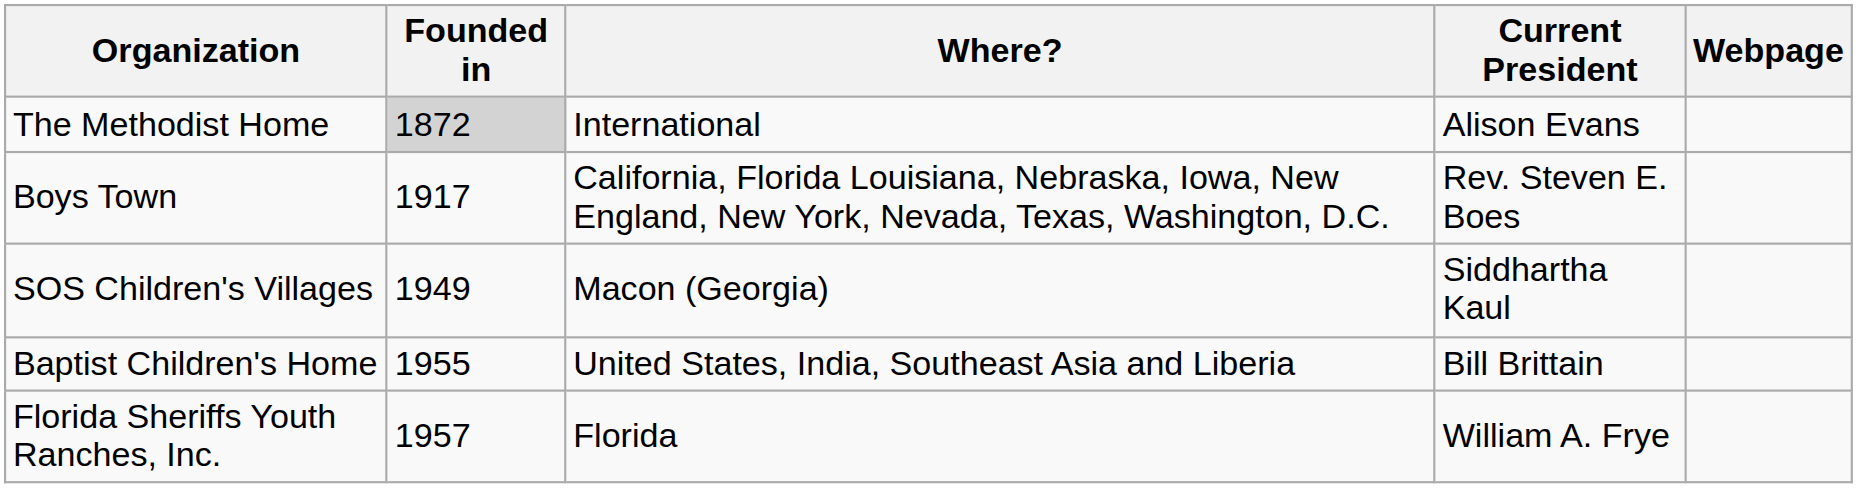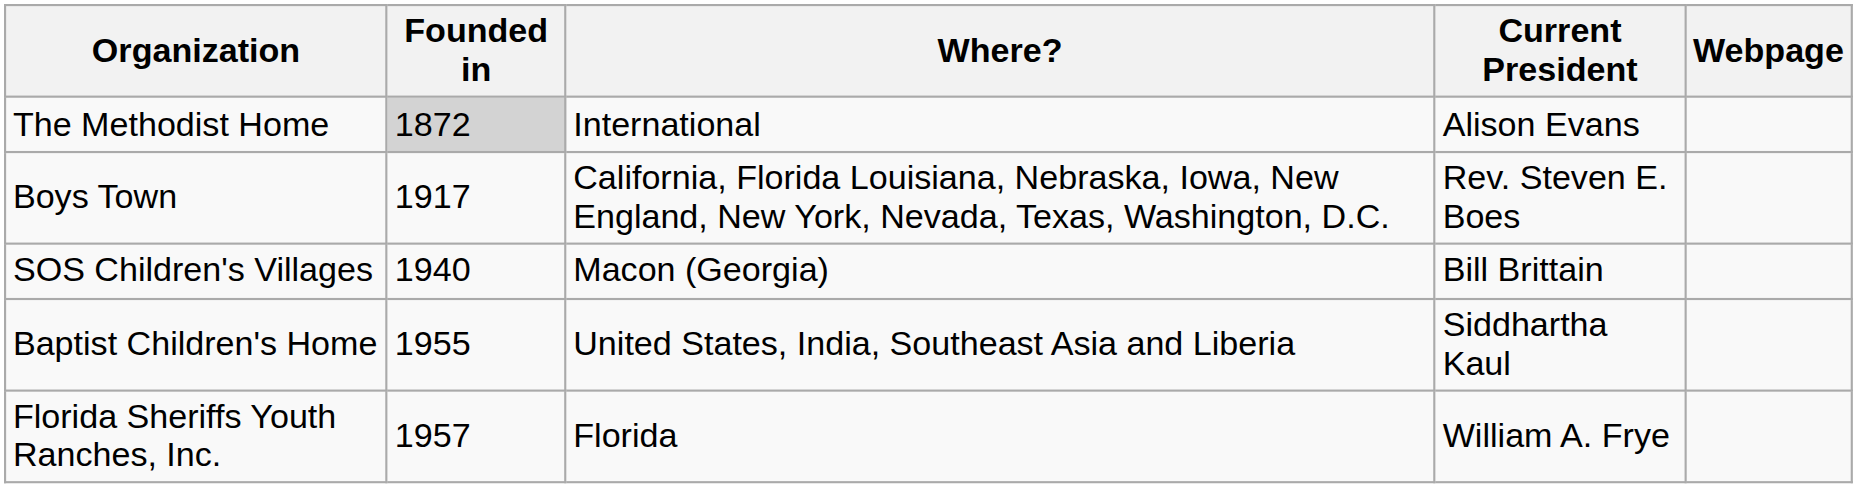(433, 289) 1949 -> (433, 270) 1940
(1525, 289) Siddhartha Kaul -> (1523, 270) Bill Brittain
(1523, 362) Bill Brittain -> (1525, 343) Siddhartha Kaul
